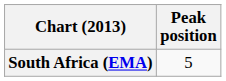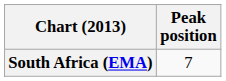(188, 62) 5 -> (188, 62) 7
